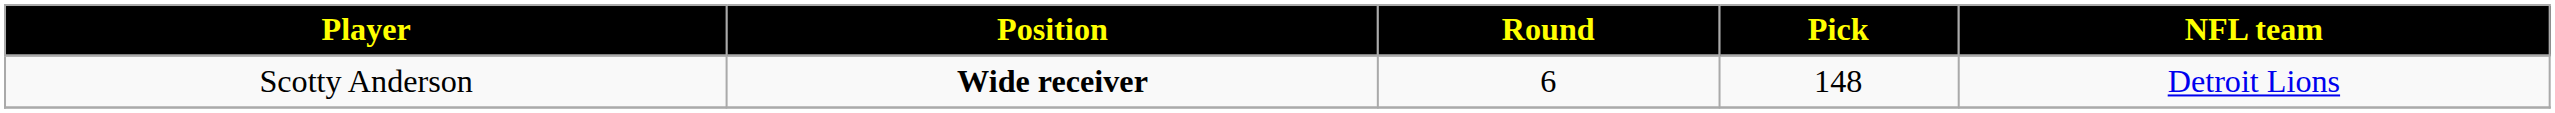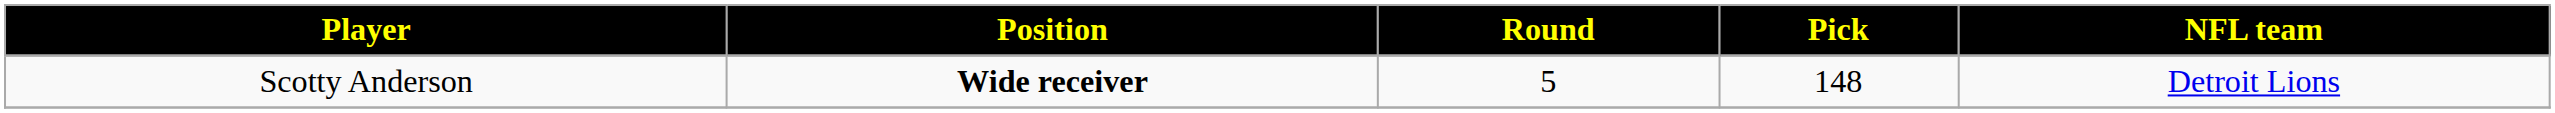(1548, 81) 6 -> (1548, 81) 5
